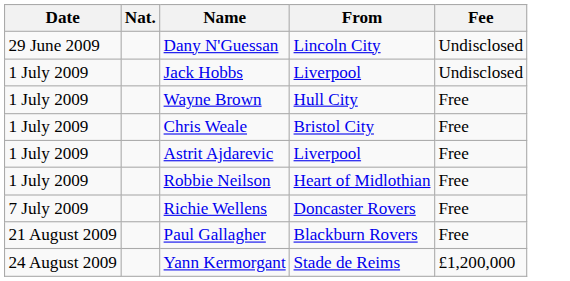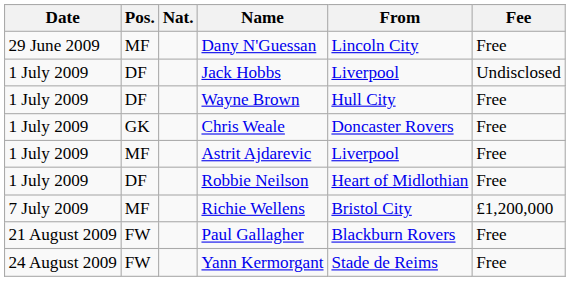+ column: (140, 18)
(481, 45) Undisclosed -> (491, 45) Free
(334, 126) Bristol City -> (393, 126) Doncaster Rovers
(355, 208) Doncaster Rovers -> (372, 208) Bristol City
(454, 208) Free -> (515, 208) £1,200,000
(477, 262) £1,200,000 -> (491, 262) Free
